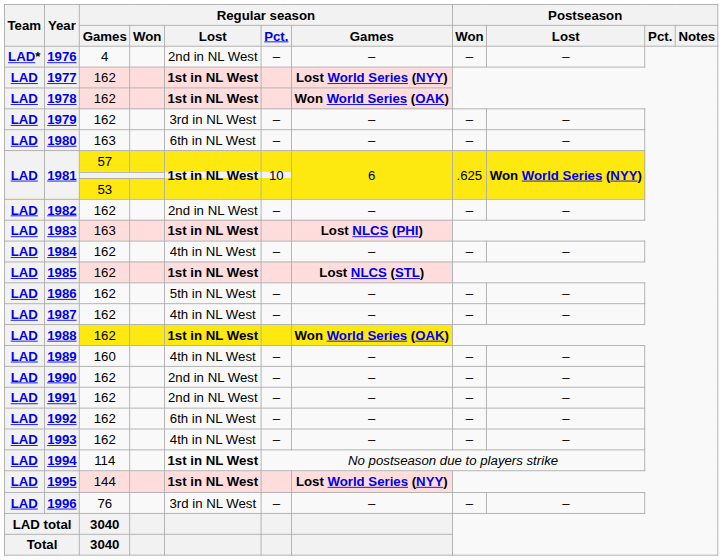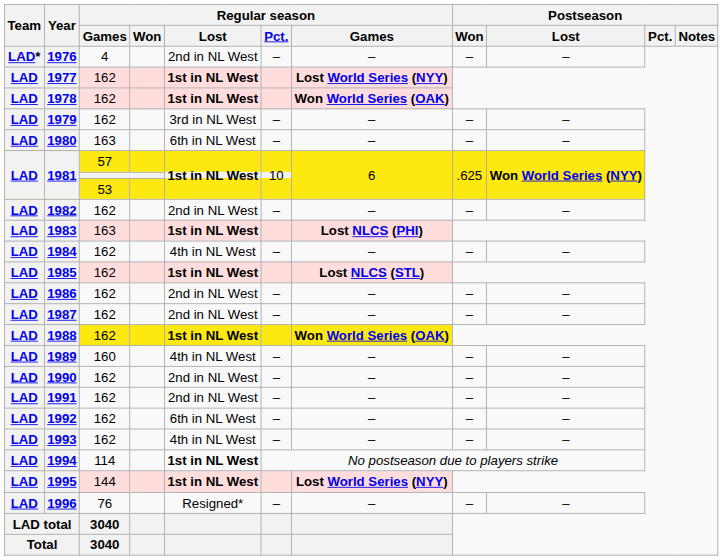(213, 293) 5th in NL West -> (213, 293) 2nd in NL West
(213, 314) 4th in NL West -> (213, 314) 2nd in NL West
(213, 503) 3rd in NL West -> (213, 503) Resigned*
